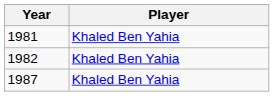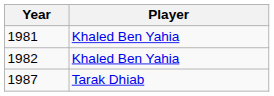(126, 79) Khaled Ben Yahia -> (108, 79) Tarak Dhiab
